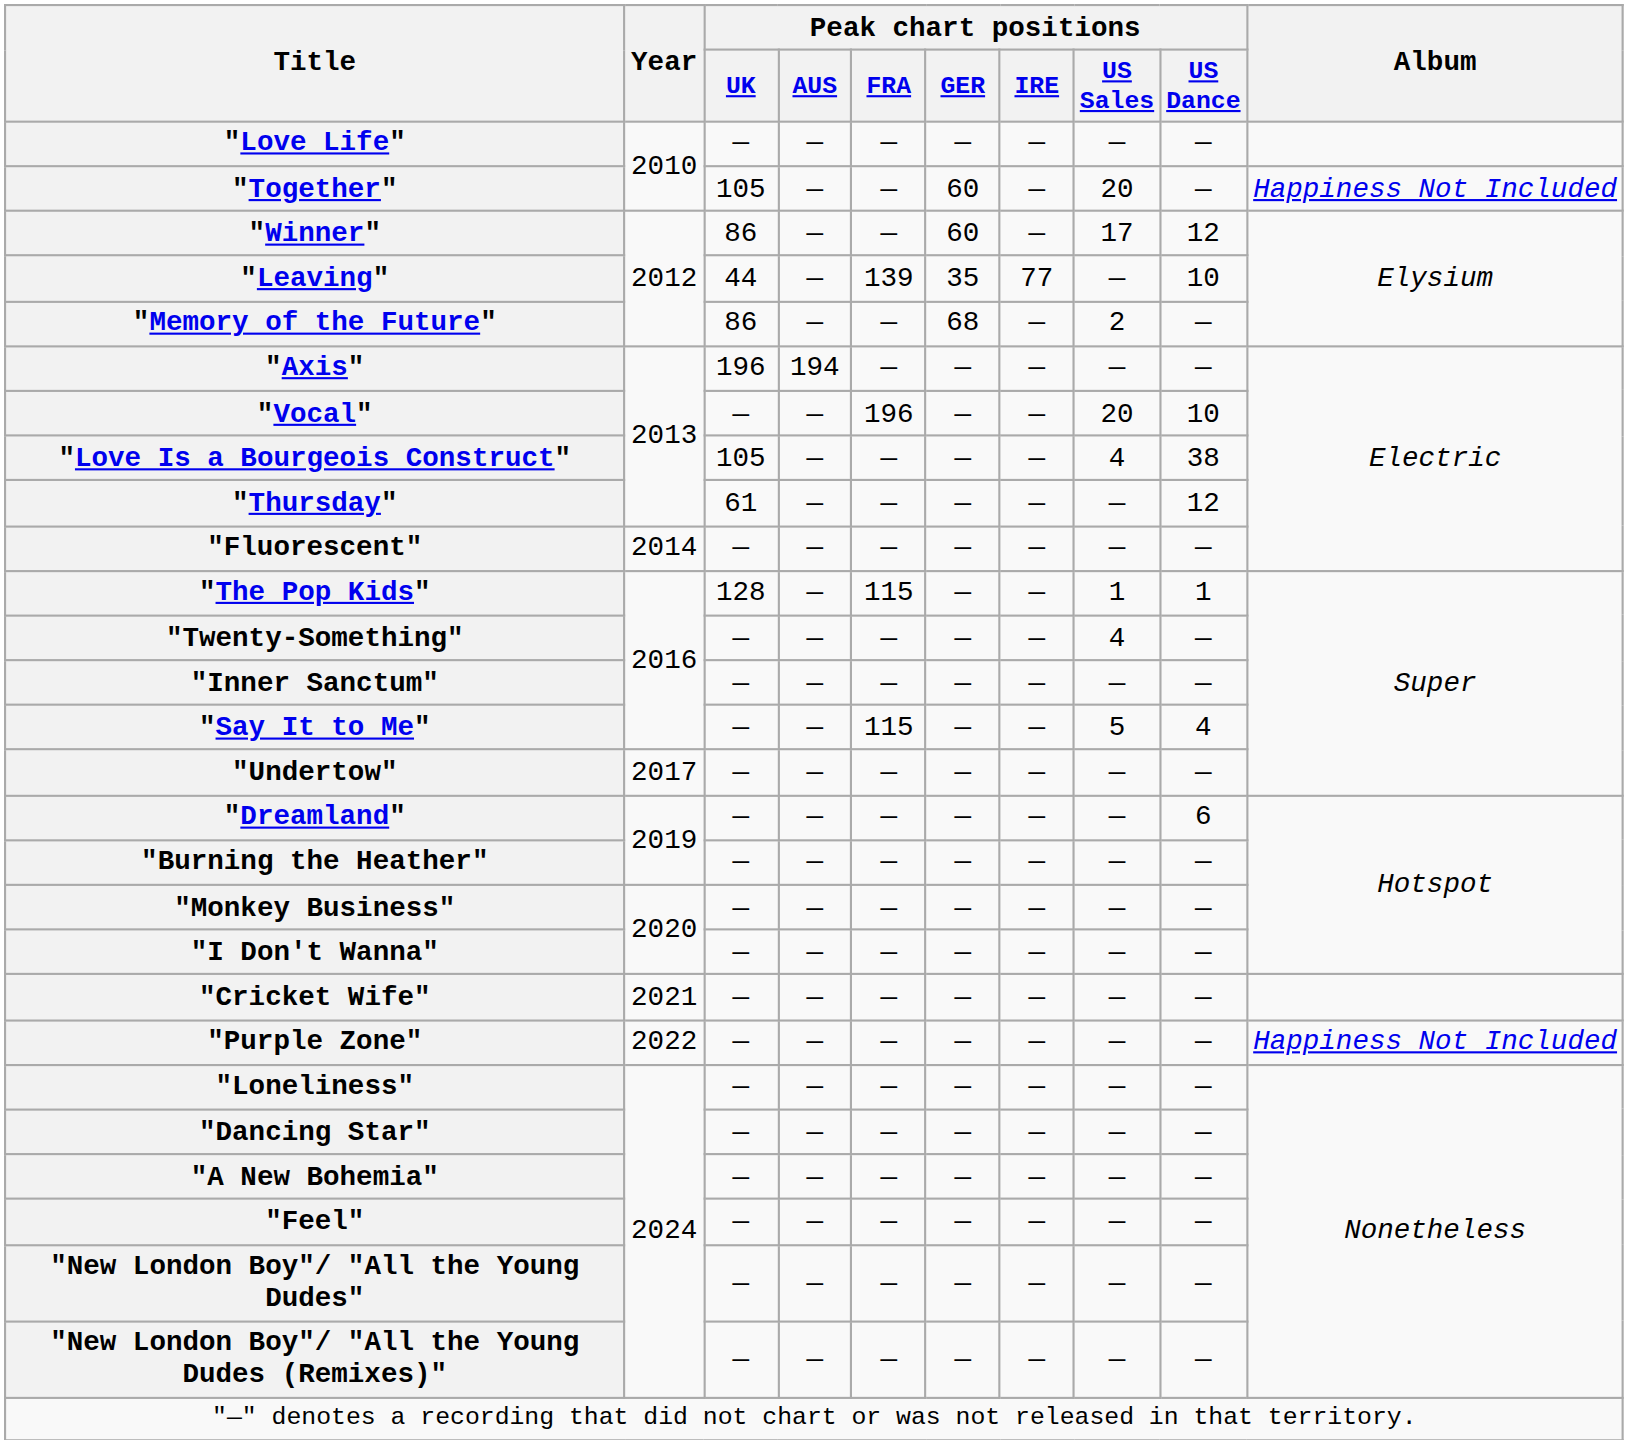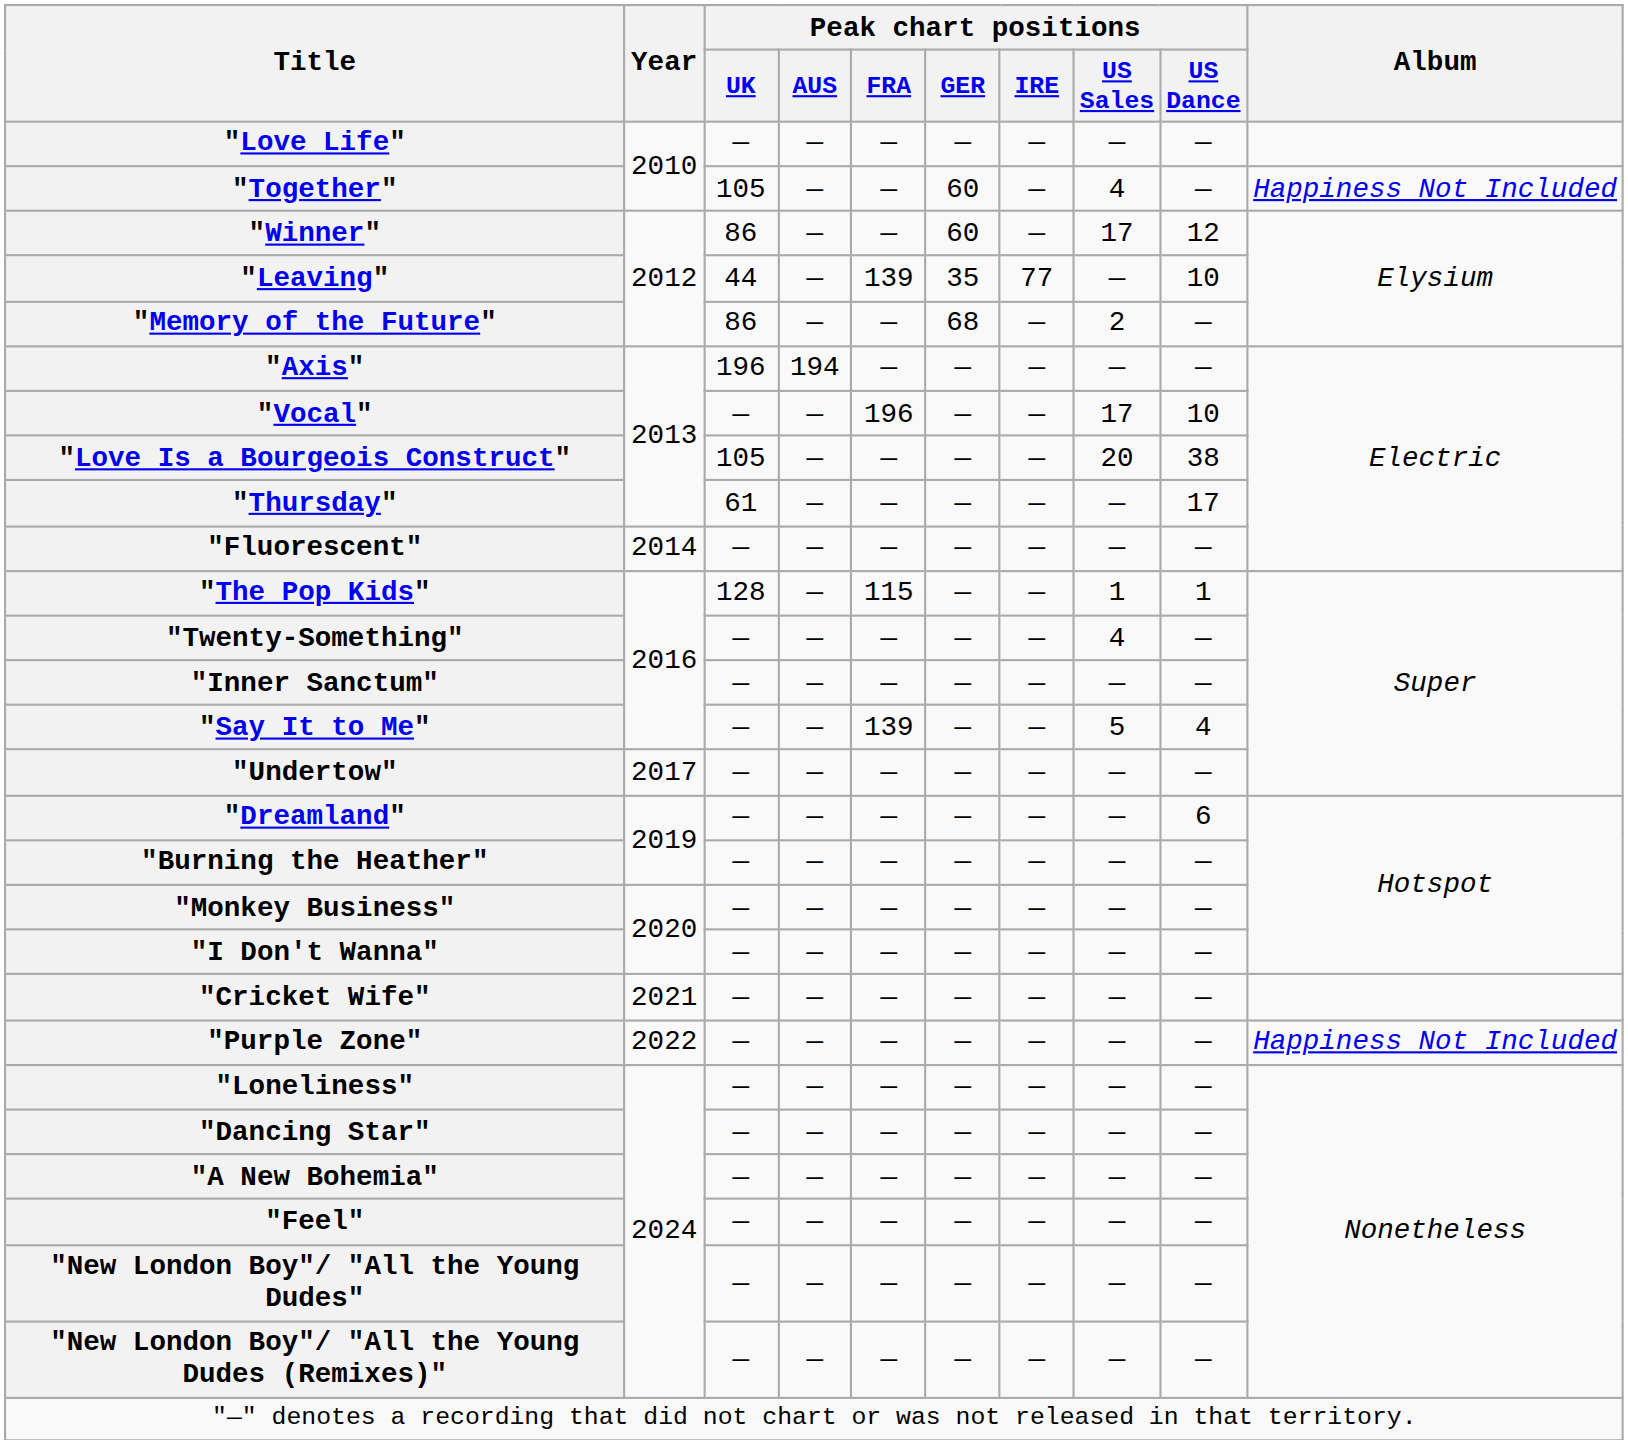(1117, 189) 20 -> (1117, 189) 4
(1117, 413) 20 -> (1117, 413) 17
(1117, 458) 4 -> (1117, 458) 20
(1203, 503) 12 -> (1203, 503) 17
(889, 728) 115 -> (889, 728) 139
